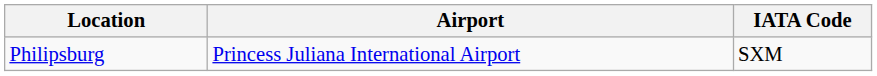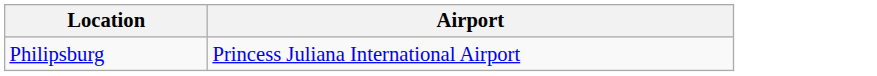- column: (802, 20)
